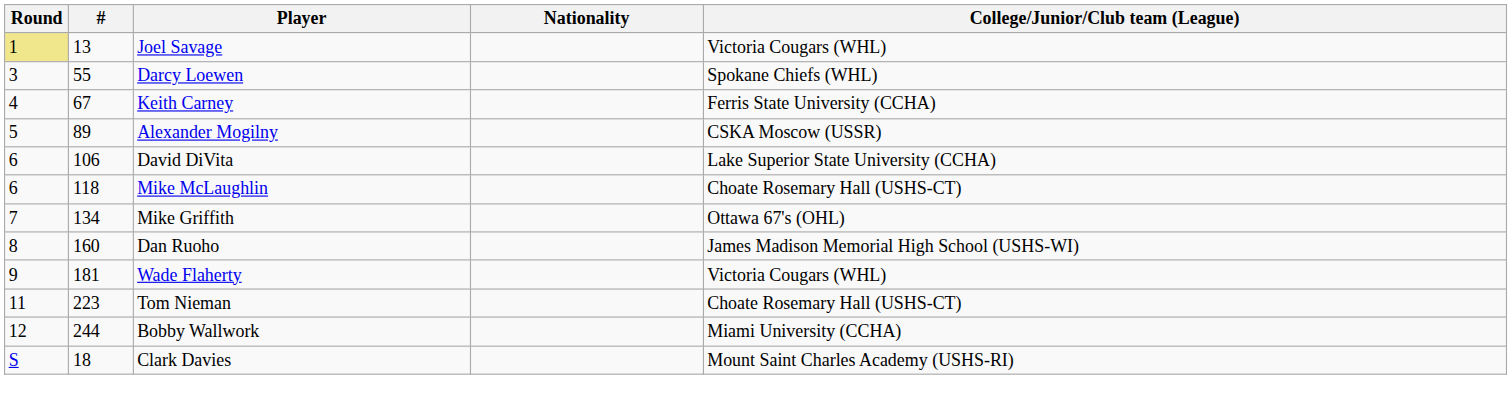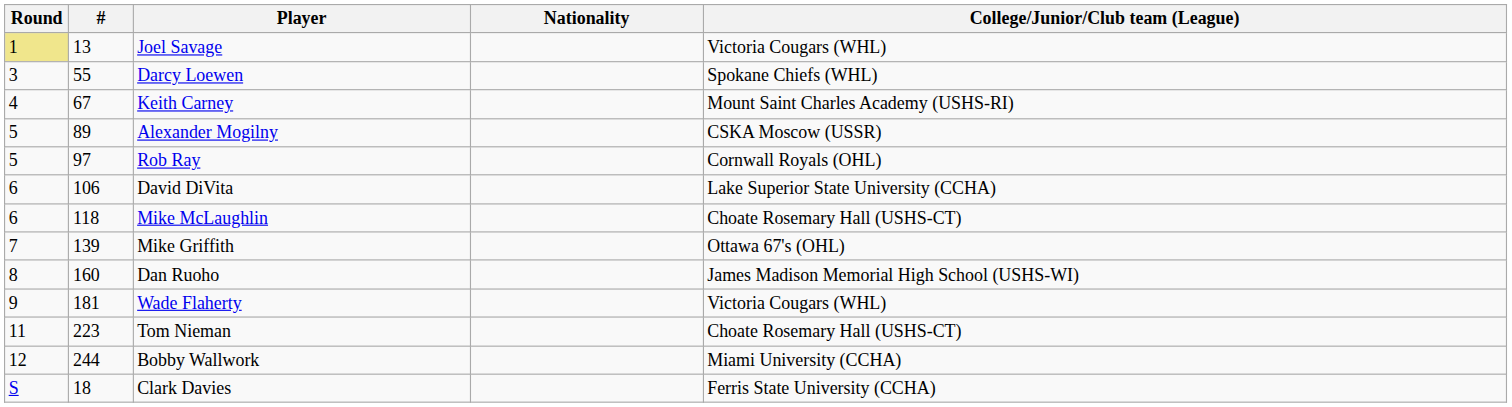(821, 103) Ferris State University (CCHA) -> (861, 103) Mount Saint Charles Academy (USHS-RI)
+ row: (169, 160)
(86, 217) 134 -> (86, 246) 139
(861, 359) Mount Saint Charles Academy (USHS-RI) -> (821, 388) Ferris State University (CCHA)
